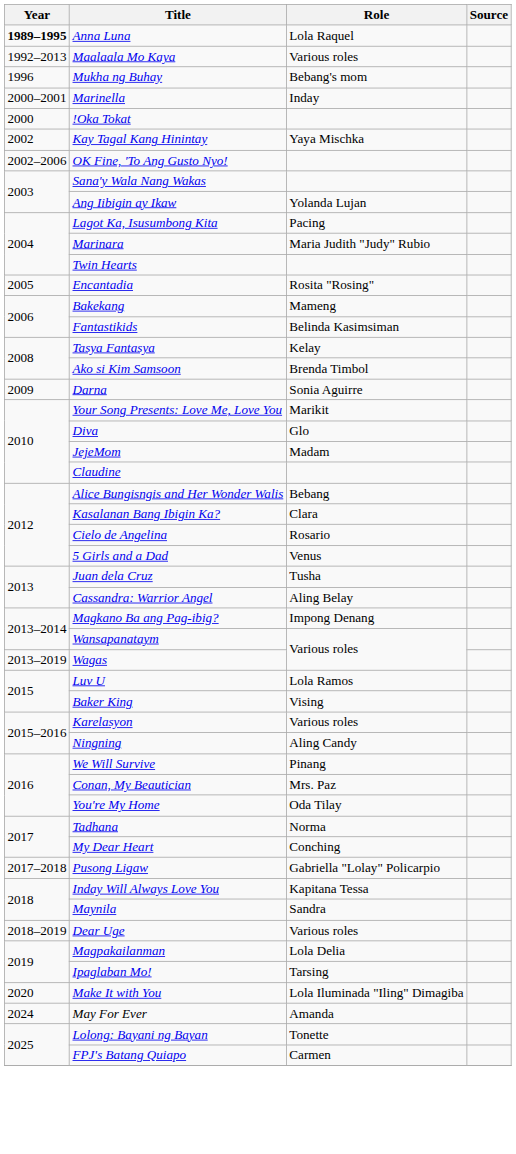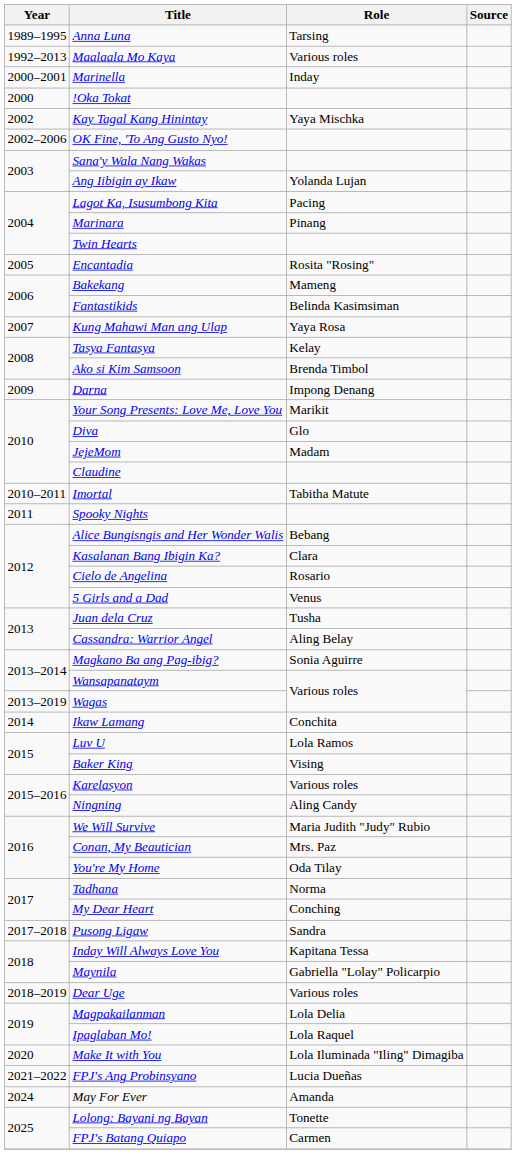(37, 35) bold -> (37, 35) normal
(322, 35) Lola Raquel -> (309, 35) Tarsing
- row: (117, 77)
(360, 243) Maria Judith "Judy" Rubio -> (308, 222) Pinang
+ row: (150, 327)
(326, 389) Sonia Aguirre -> (332, 389) Impong Denang
+ row: (92, 493)
+ row: (110, 514)
(332, 618) Impong Denang -> (326, 659) Sonia Aguirre
+ row: (108, 722)
(308, 763) Pinang -> (360, 826) Maria Judith "Judy" Rubio
(365, 868) Gabriella "Lolay" Policarpio -> (308, 930) Sandra
(308, 909) Sandra -> (365, 972) Gabriella "Lolay" Policarpio
(309, 972) Tarsing -> (322, 1034) Lola Raquel
+ row: (134, 1076)
